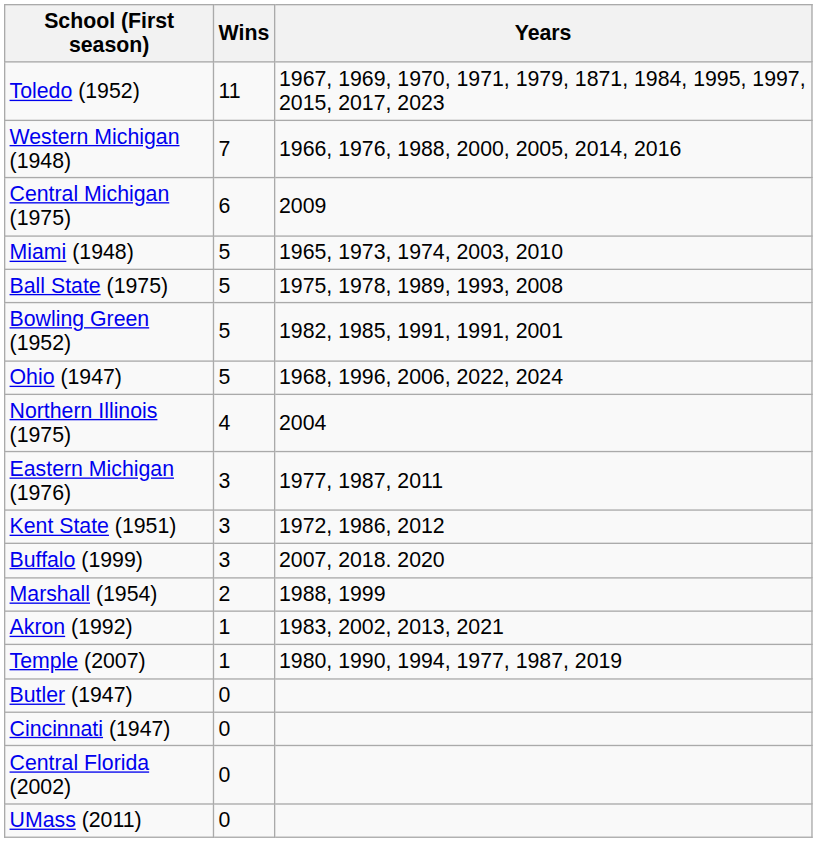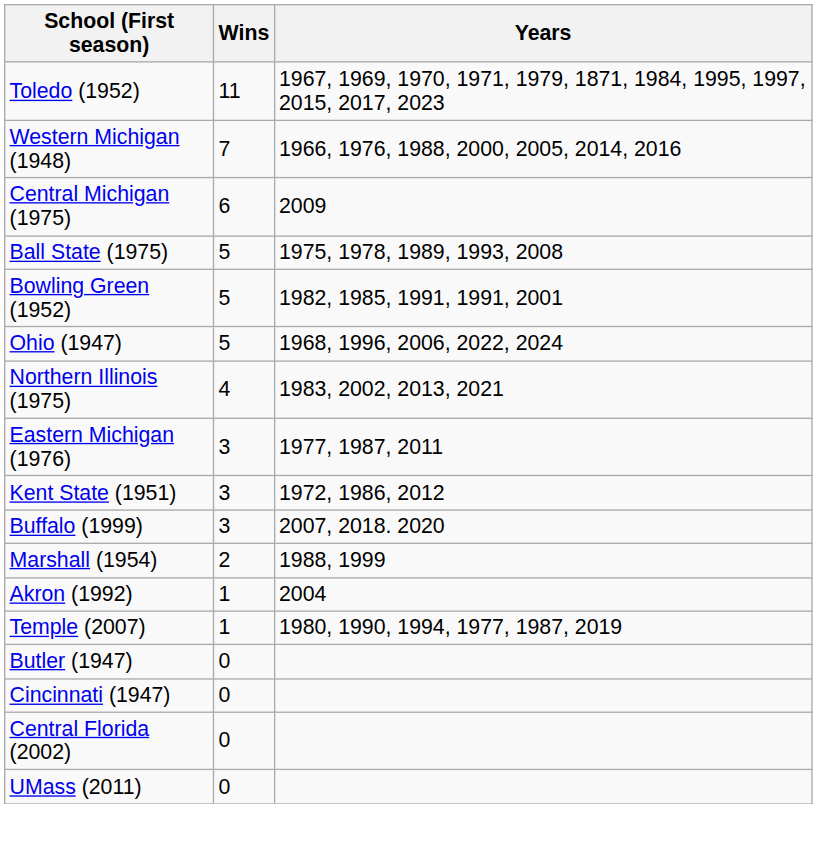- row: (72, 252)
(303, 423) 2004 -> (391, 389) 1983, 2002, 2013, 2021
(391, 627) 1983, 2002, 2013, 2021 -> (303, 593) 2004
